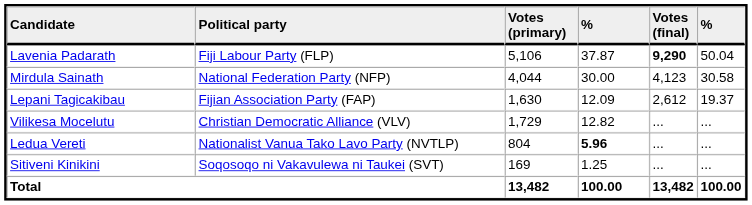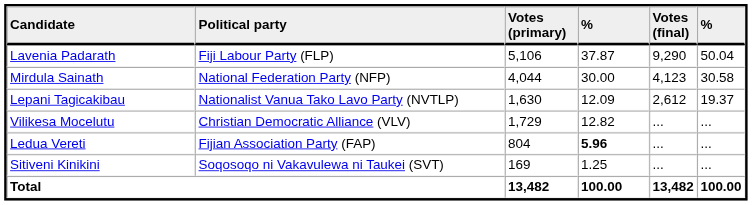(669, 56) bold -> (669, 56) normal
(287, 99) Fijian Association Party (FAP) -> (329, 99) Nationalist Vanua Tako Lavo Party (NVTLP)
(329, 143) Nationalist Vanua Tako Lavo Party (NVTLP) -> (287, 143) Fijian Association Party (FAP)
